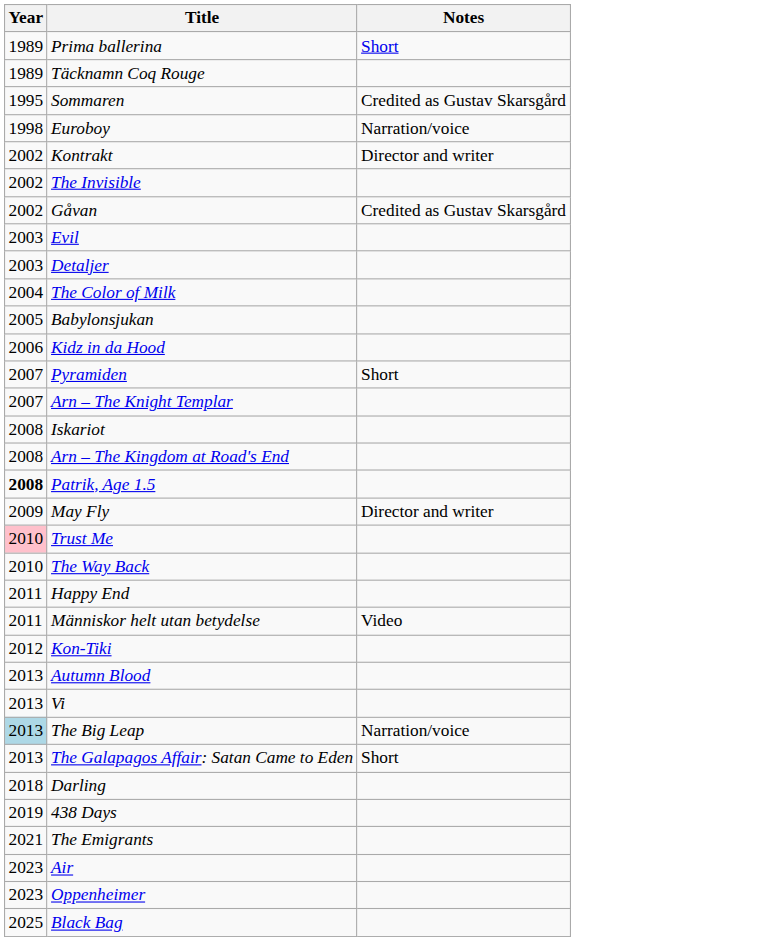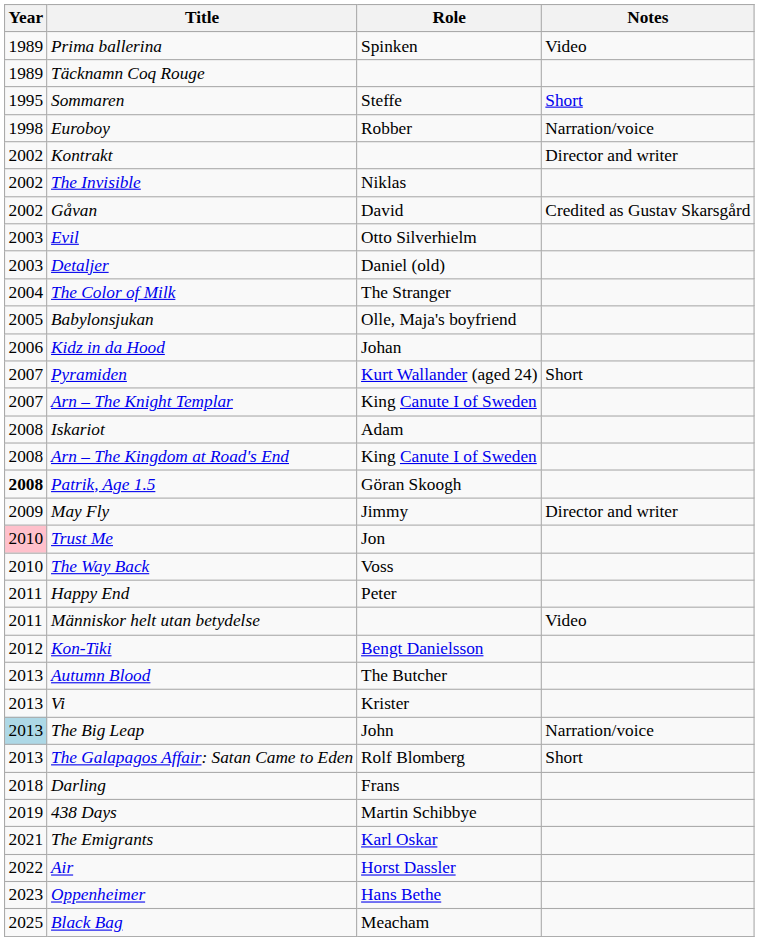+ column: (449, 18)
(380, 45) Short -> (566, 45) Video
(464, 100) Credited as Gustav Skarsgård -> (564, 100) Short
(26, 867) 2023 -> (26, 867) 2022
